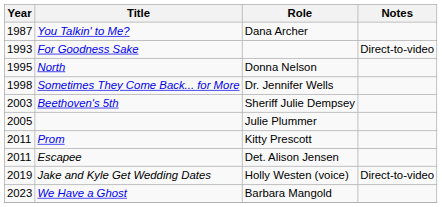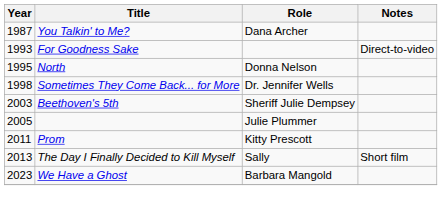- row: (60, 157)
+ row: (136, 157)
- row: (124, 175)
